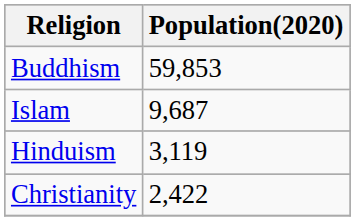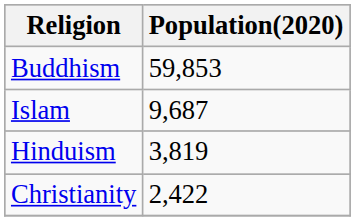(178, 151) 3,119 -> (179, 151) 3,819
